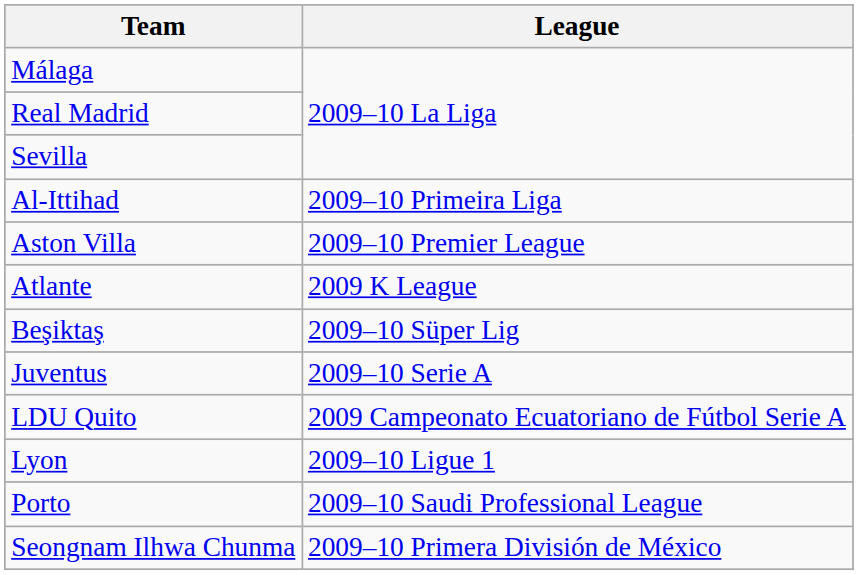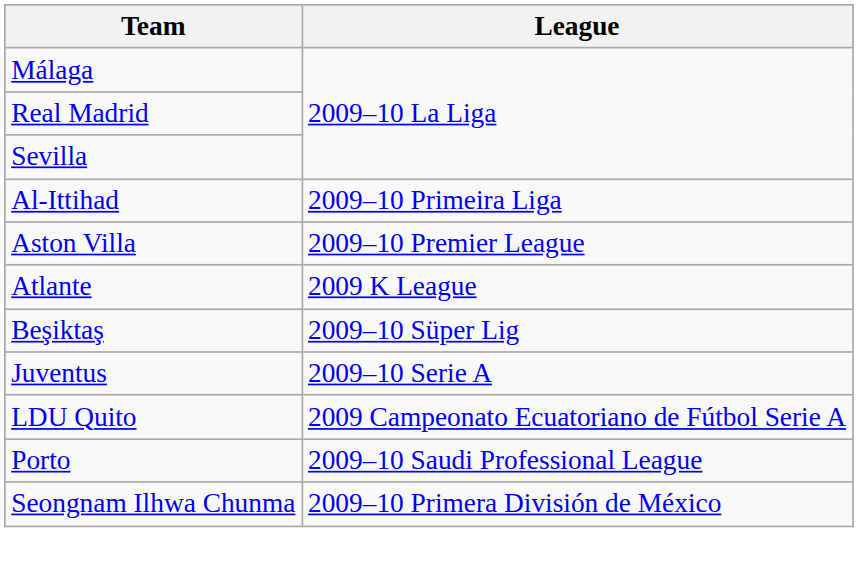- row: (39, 460)
